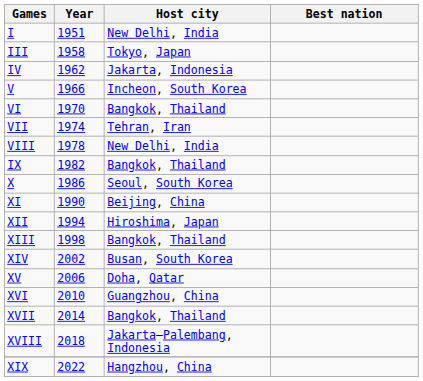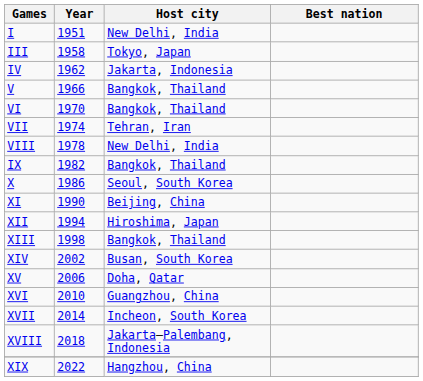(177, 89) Incheon, South Korea -> (166, 89) Bangkok, Thailand
(166, 316) Bangkok, Thailand -> (177, 316) Incheon, South Korea
